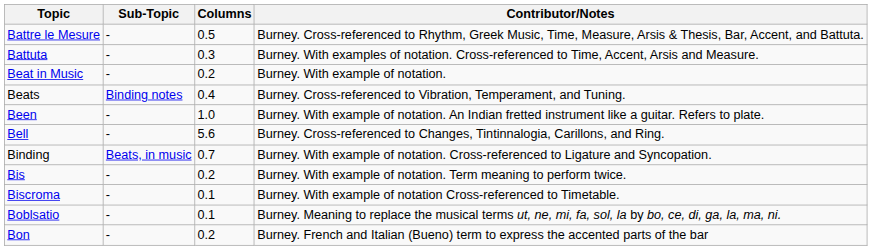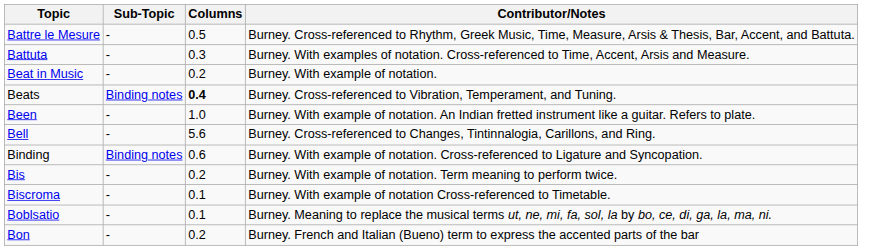(206, 94) normal -> (197, 94) bold
(149, 154) Beats, in music -> (144, 154) Binding notes
(206, 154) 0.7 -> (197, 154) 0.6
